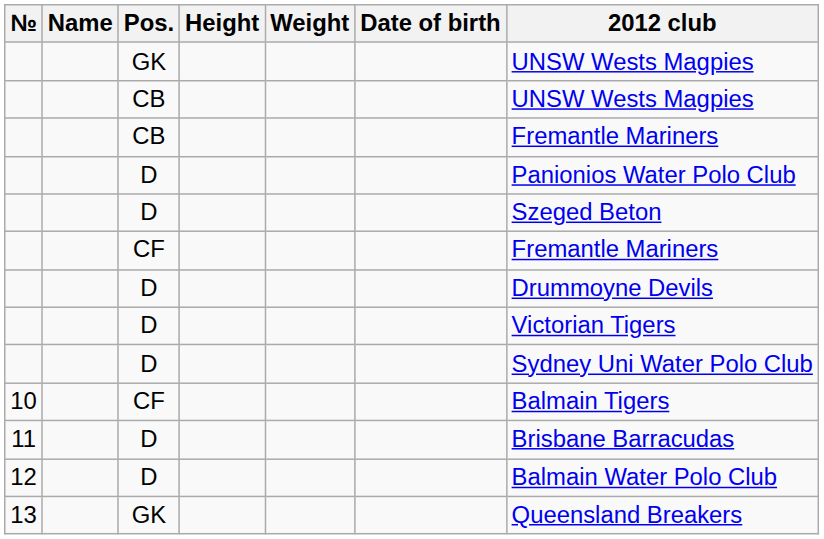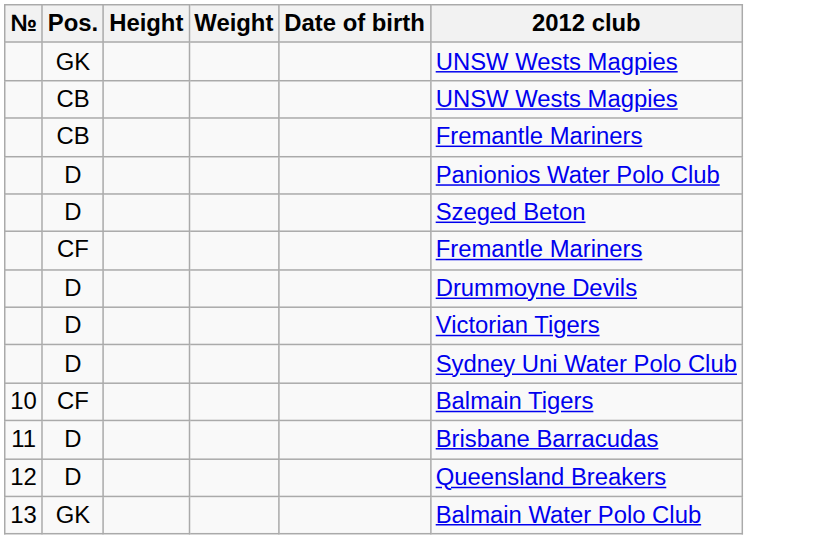- column: (80, 23)
(644, 477) Balmain Water Polo Club -> (551, 477) Queensland Breakers
(627, 514) Queensland Breakers -> (568, 514) Balmain Water Polo Club
